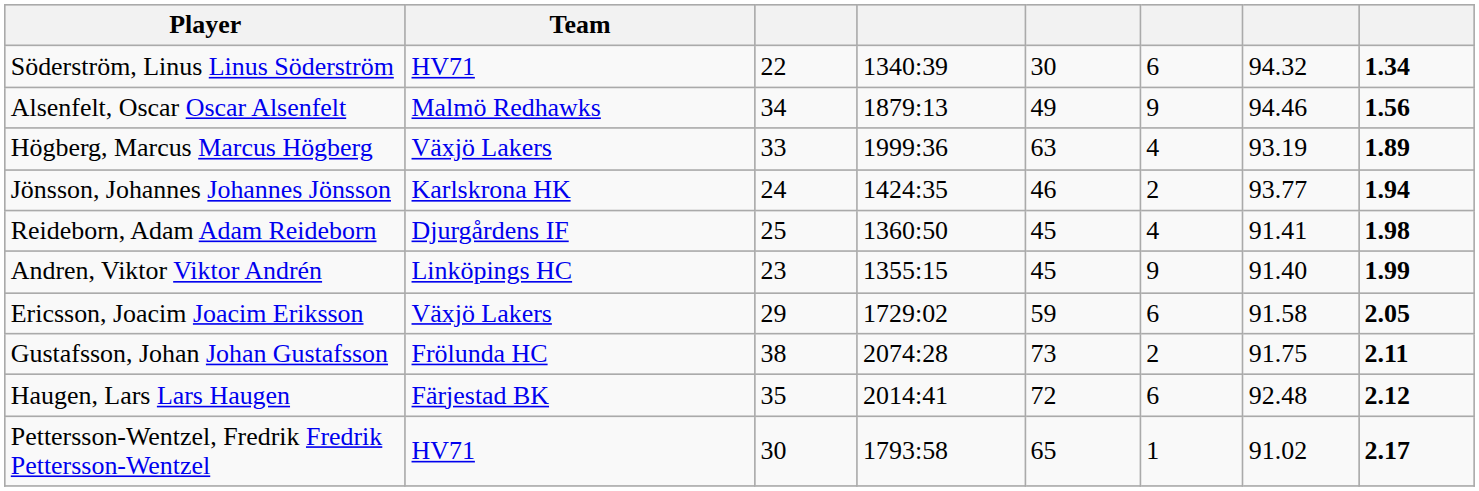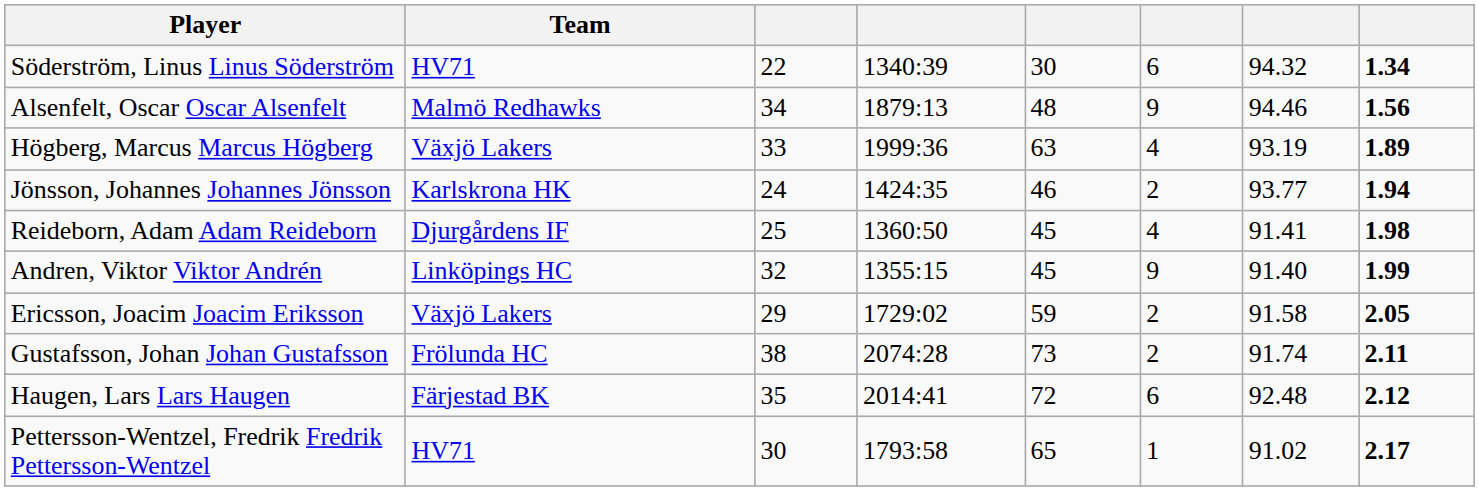(1044, 107) 49 -> (1044, 107) 48
(773, 271) 23 -> (773, 271) 32
(1153, 312) 6 -> (1153, 312) 2
(1278, 353) 91.75 -> (1278, 353) 91.74
